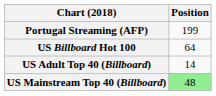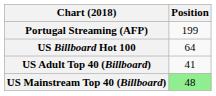(190, 64) 14 -> (190, 64) 41
